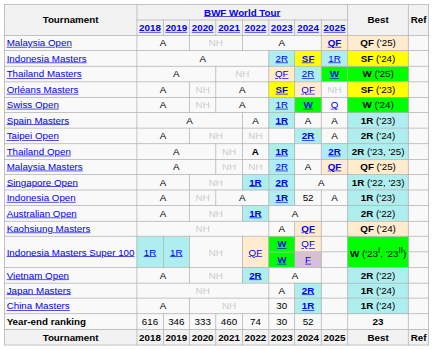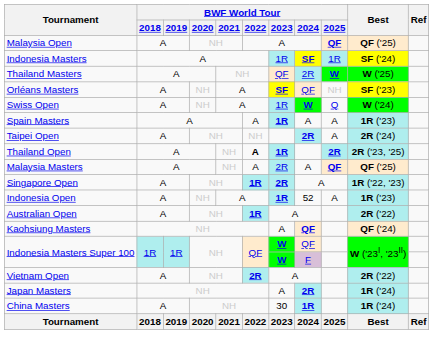(282, 59) 2R -> (282, 59) 1R
(255, 167) NH -> (255, 167) A
- row: (46, 322)
